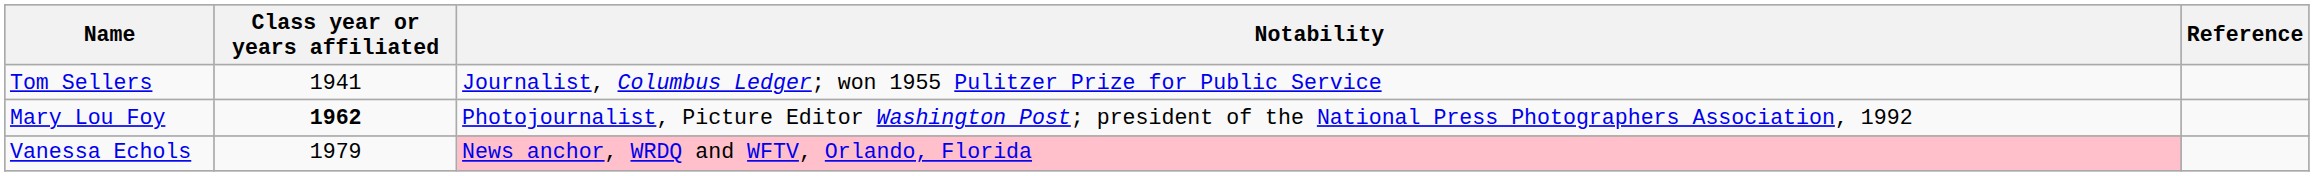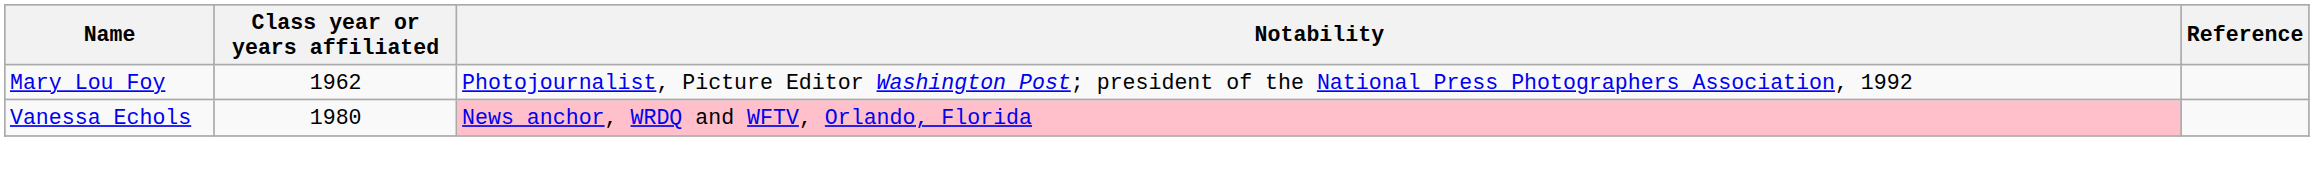- row: (81, 82)
(336, 118) bold -> (336, 82) normal
(336, 153) 1979 -> (336, 118) 1980
